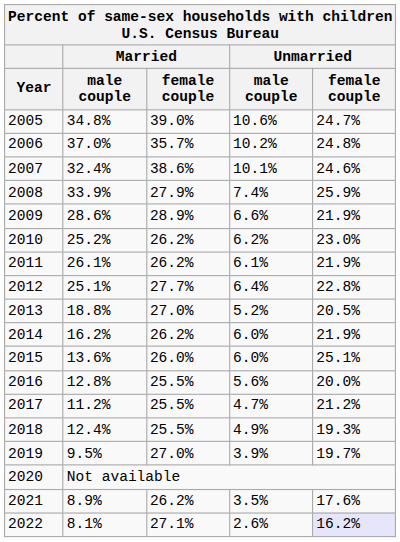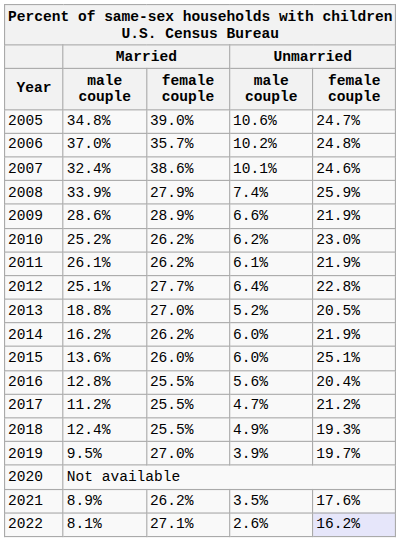(338, 382) 20.0% -> (338, 382) 20.4%
